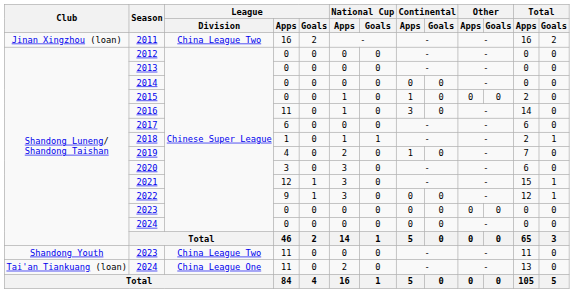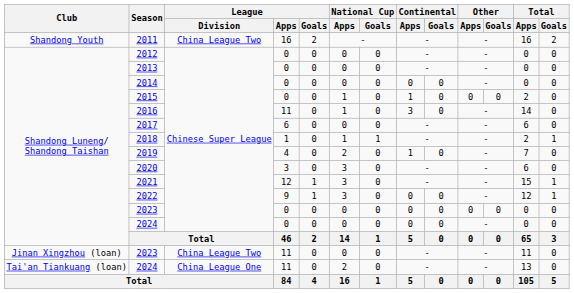(67, 40) Jinan Xingzhou (loan) -> (67, 40) Shandong Youth
(67, 253) Shandong Youth -> (67, 253) Jinan Xingzhou (loan)
